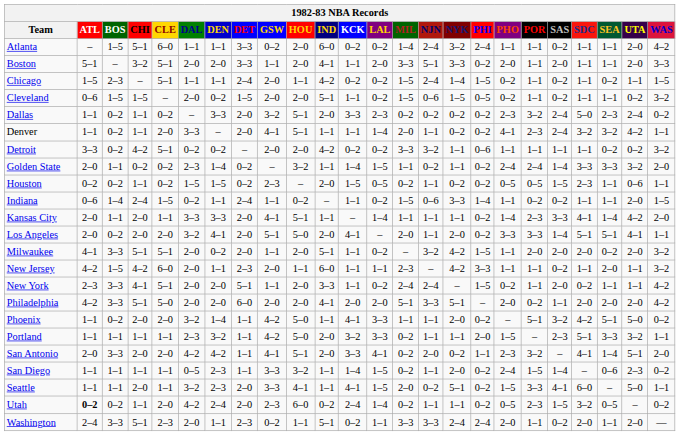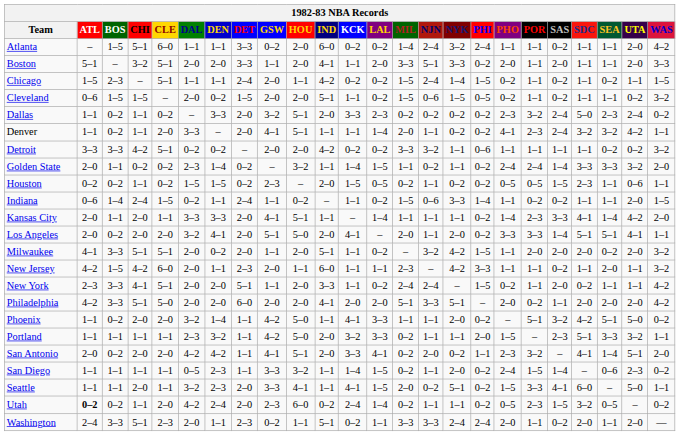(115, 149) 0–2 -> (115, 149) 3–3
(115, 354) 3–3 -> (115, 354) 0–2
